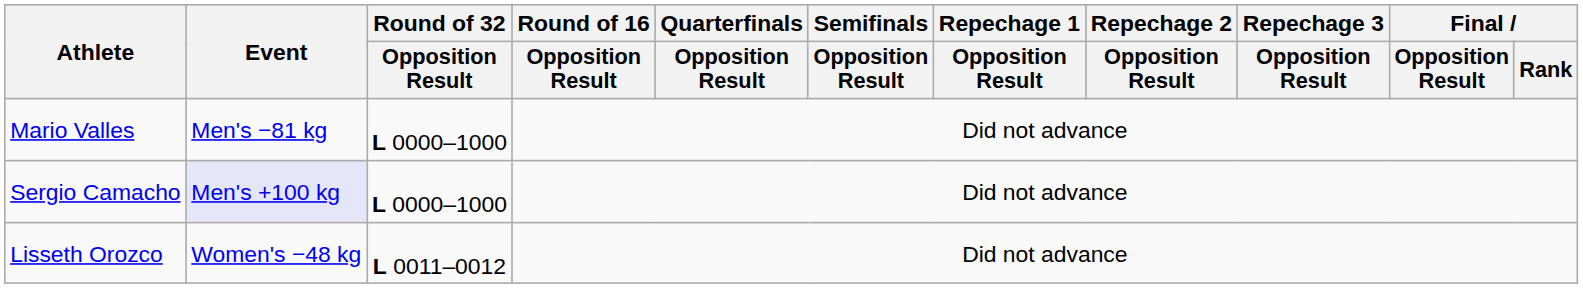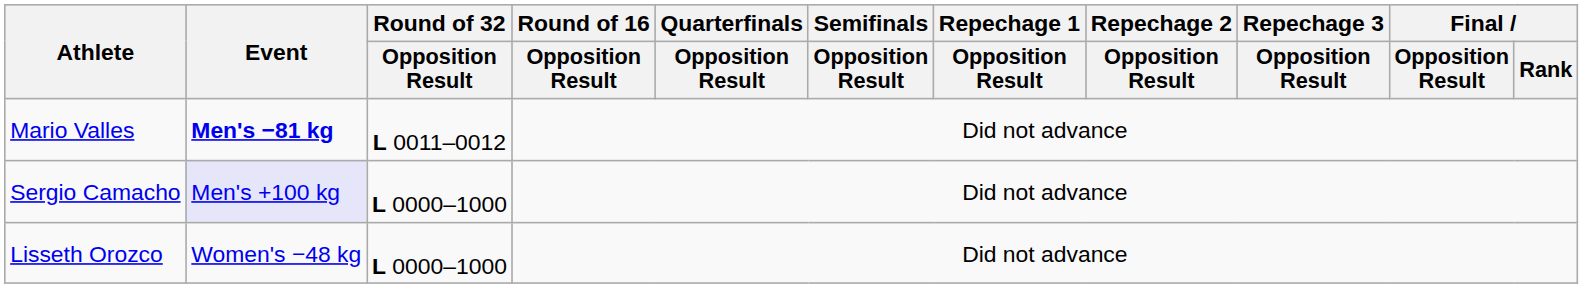(259, 130) normal -> (262, 130) bold
(439, 143) L 0000–1000 -> (439, 143) L 0011–0012
(439, 266) L 0011–0012 -> (439, 266) L 0000–1000
